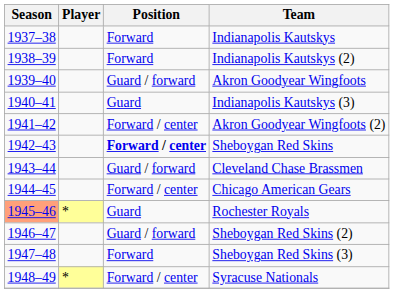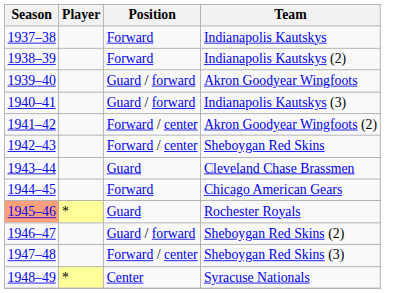(124, 102) Guard -> (151, 102) Guard / forward
(156, 146) bold -> (152, 146) normal
(151, 168) Guard / forward -> (124, 168) Guard
(152, 189) Forward / center -> (130, 189) Forward
(130, 255) Forward -> (152, 255) Forward / center
(152, 277) Forward / center -> (125, 277) Center
